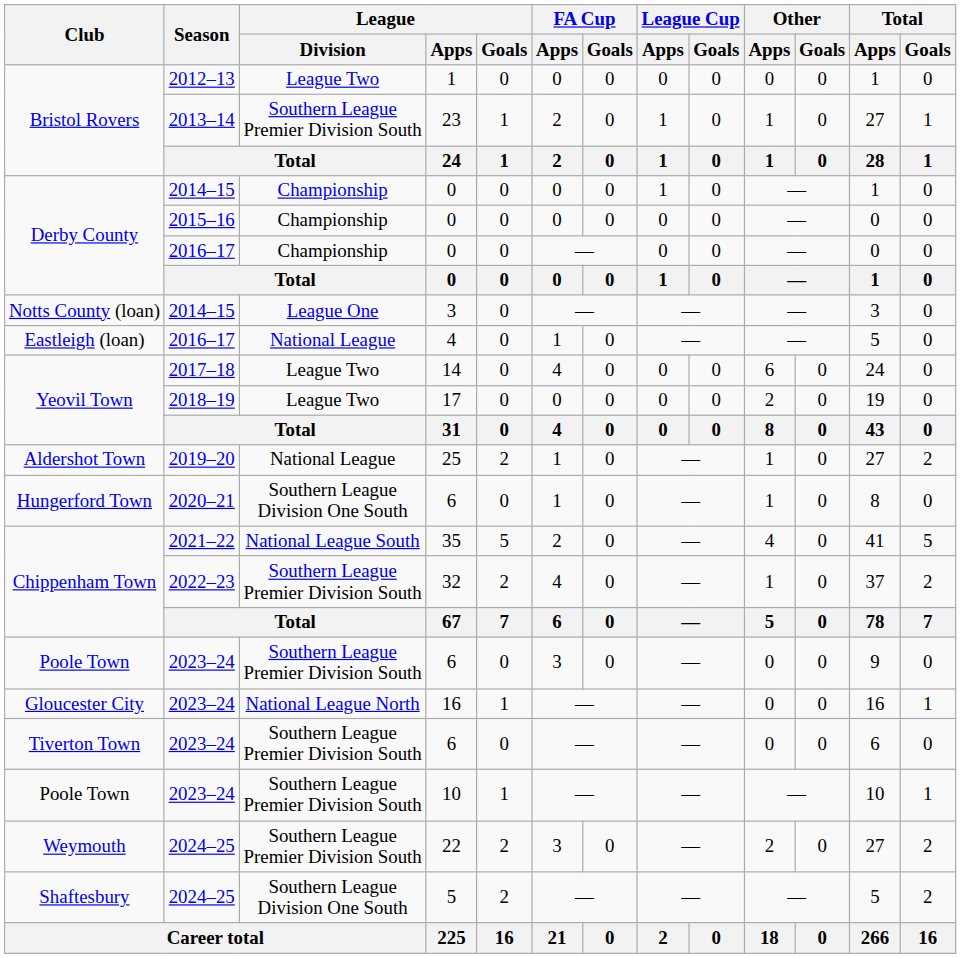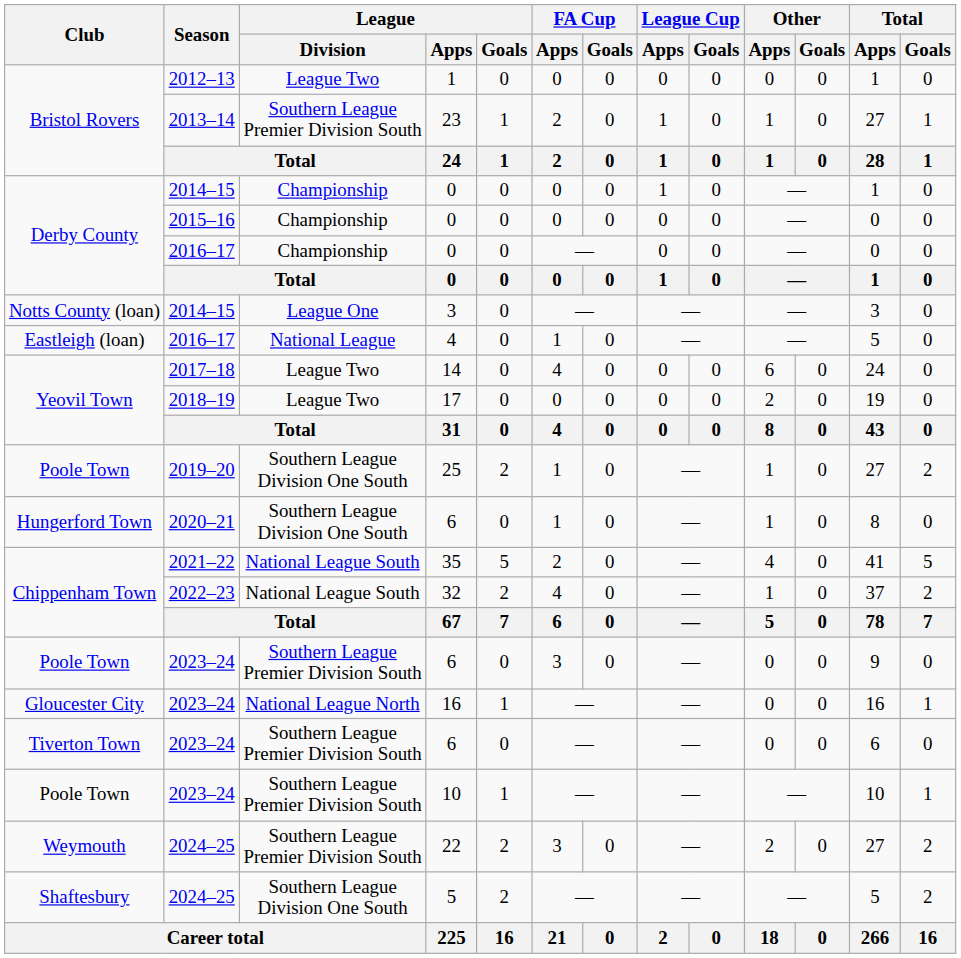(84, 459) Aldershot Town -> (84, 470) Poole Town
(333, 459) National League -> (333, 470) Southern League Division One South
(333, 581) Southern League Premier Division South -> (333, 592) National League South
